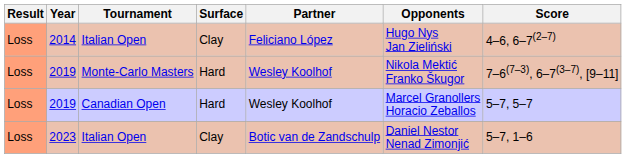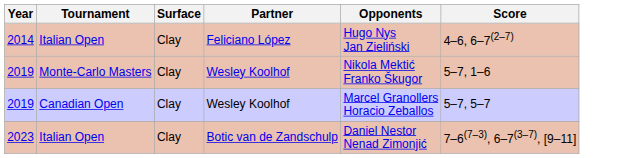- column: (25, 14)
(212, 72) Hard -> (169, 72) Clay
(552, 72) 7–6(7–3), 6–7(3–7), [9–11] -> (467, 72) 5–7, 1–6
(212, 104) Hard -> (169, 104) Clay
(509, 137) 5–7, 1–6 -> (510, 137) 7–6(7–3), 6–7(3–7), [9–11]
